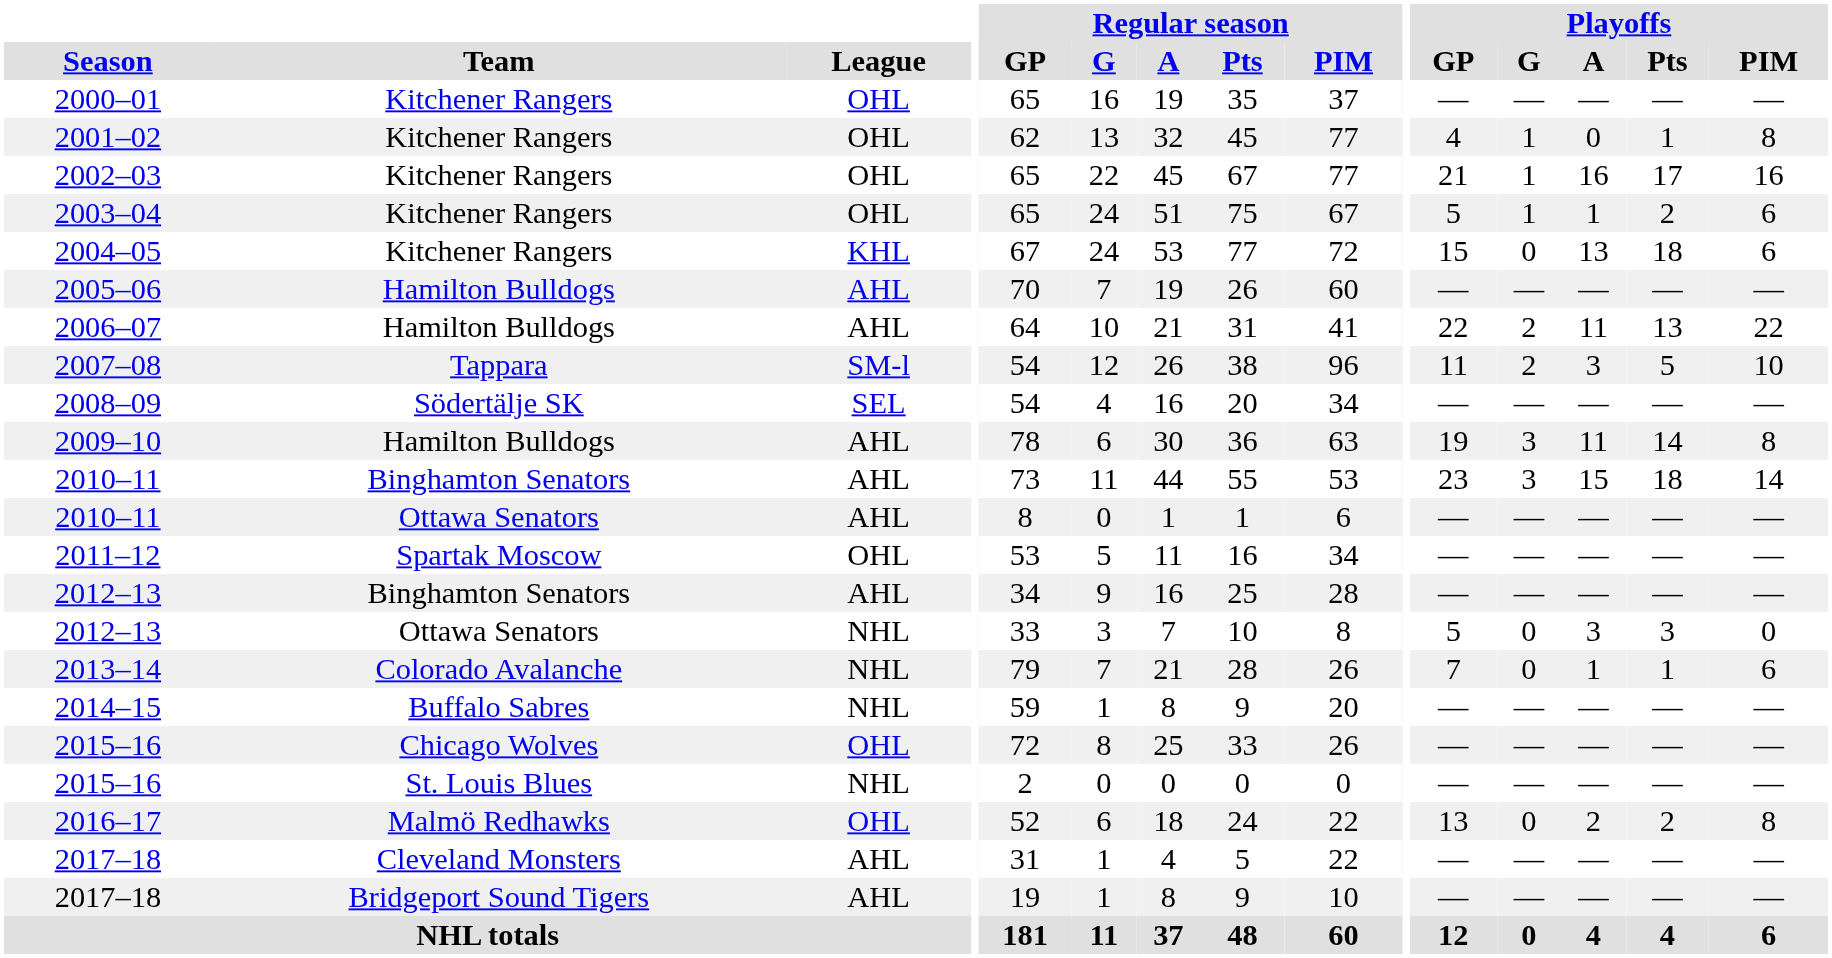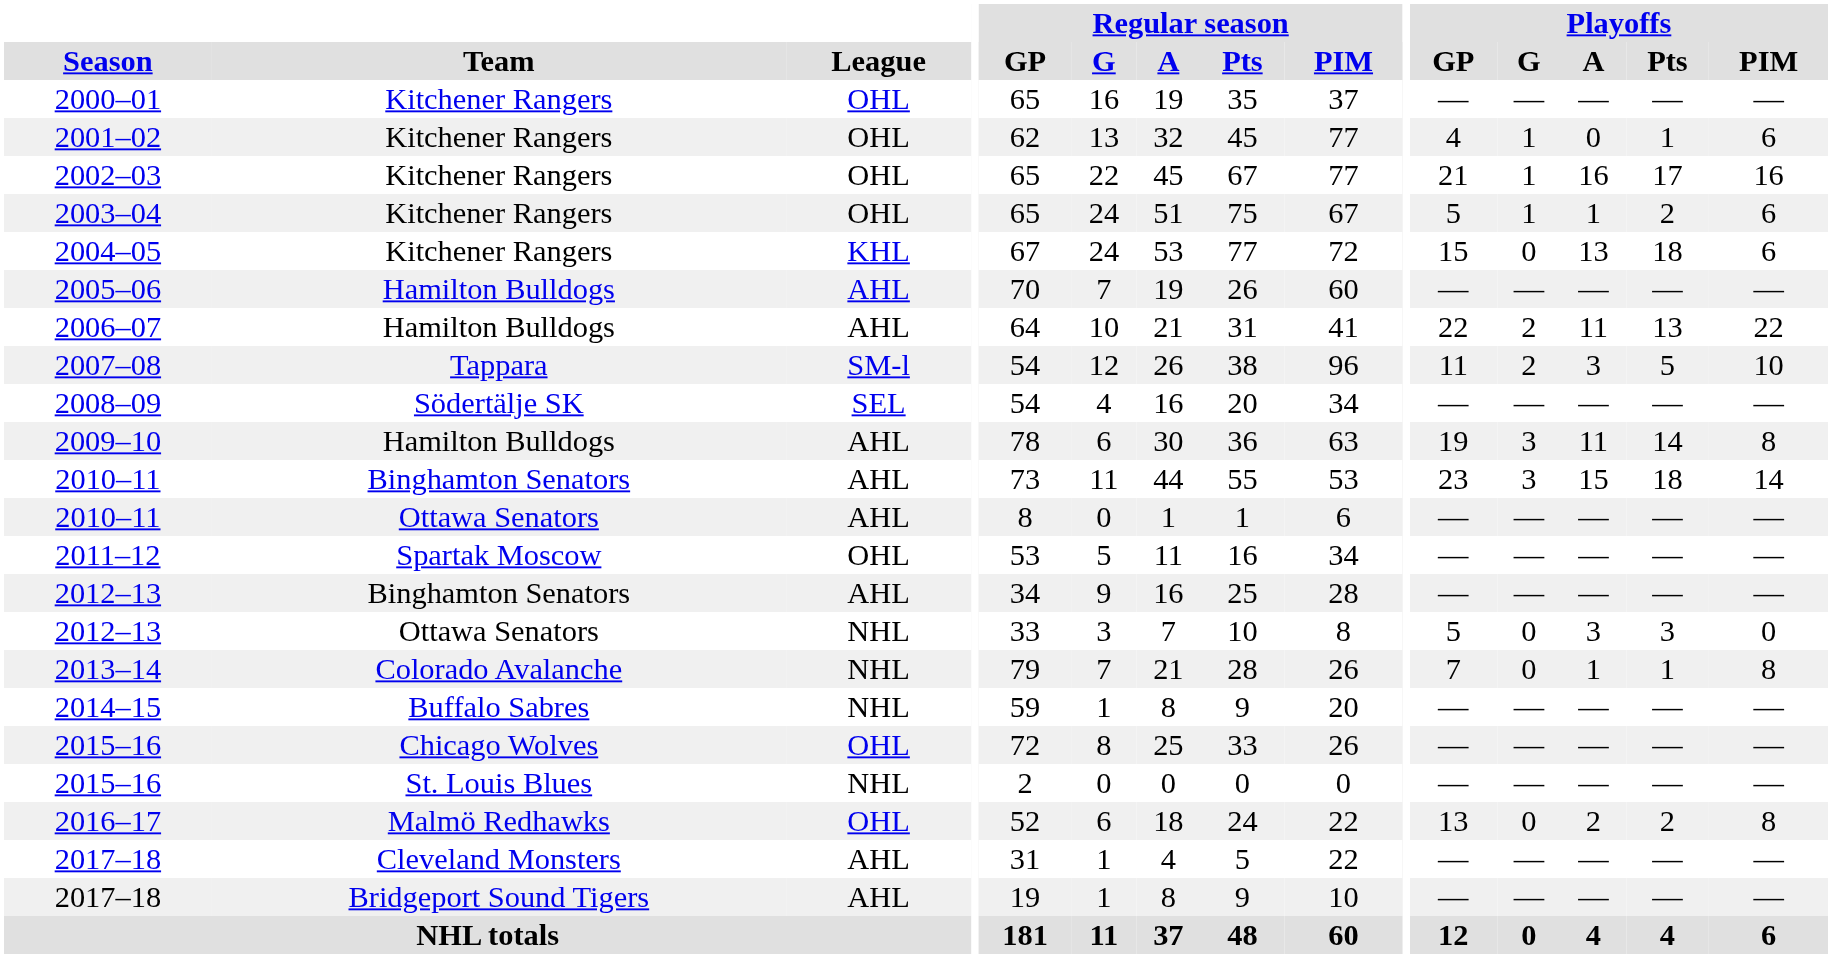(1769, 136) 8 -> (1769, 136) 6
(1769, 668) 6 -> (1769, 668) 8
